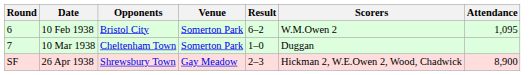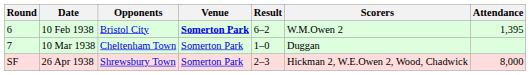(212, 29) normal -> (215, 29) bold
(506, 29) 1,095 -> (512, 29) 1,395
(209, 62) Gay Meadow -> (212, 62) Somerton Park
(506, 62) 8,900 -> (512, 62) 8,000
